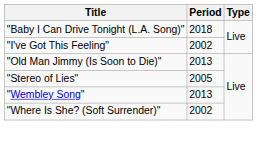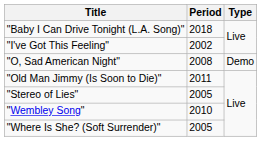+ row: (63, 62)
(201, 62) 2013 -> (200, 78) 2011
(201, 95) 2013 -> (201, 111) 2010
(201, 111) 2002 -> (201, 128) 2005
